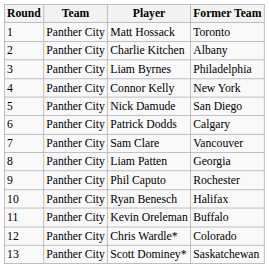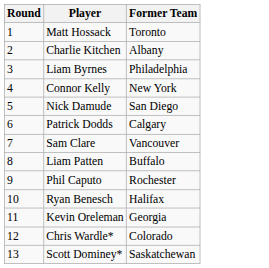- column: (76, 13)
(212, 161) Georgia -> (147, 161) Buffalo
(211, 217) Buffalo -> (148, 217) Georgia
